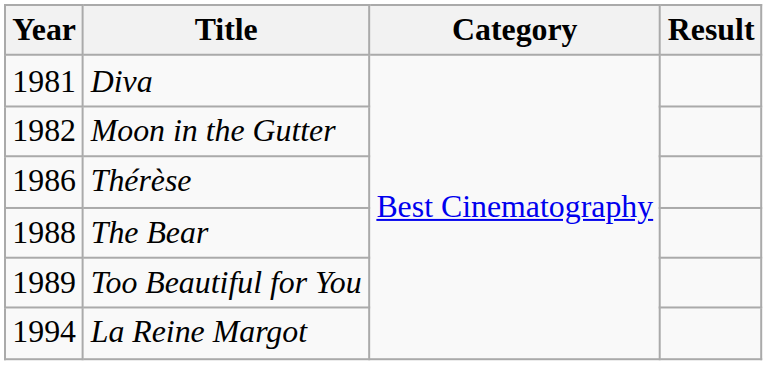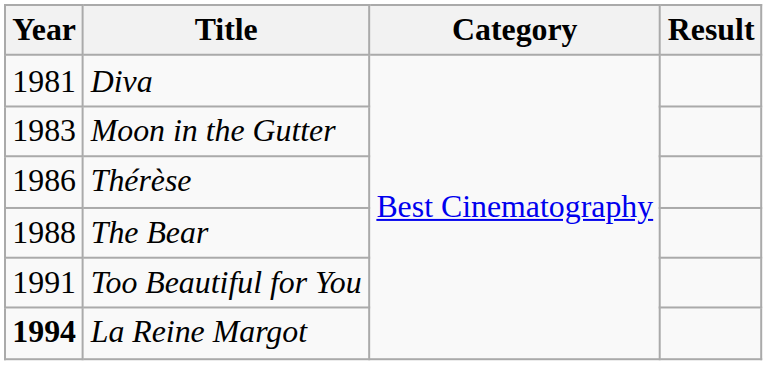(44, 130) 1982 -> (44, 130) 1983
(44, 282) 1989 -> (44, 282) 1991
(44, 332) normal -> (44, 332) bold
